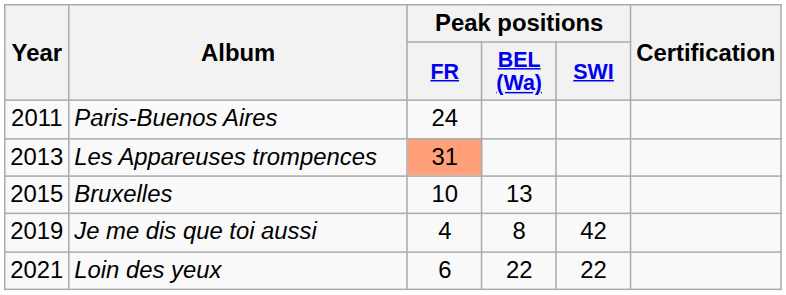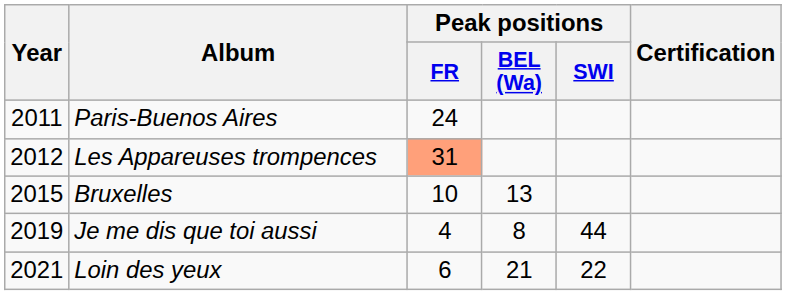(37, 156) 2013 -> (37, 156) 2012
(594, 232) 42 -> (594, 232) 44
(519, 270) 22 -> (519, 270) 21
